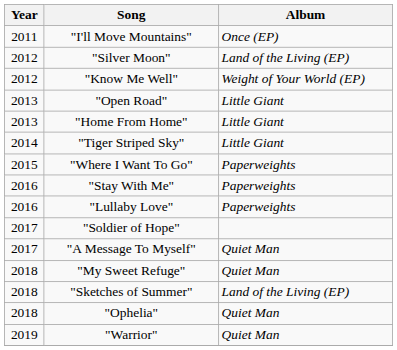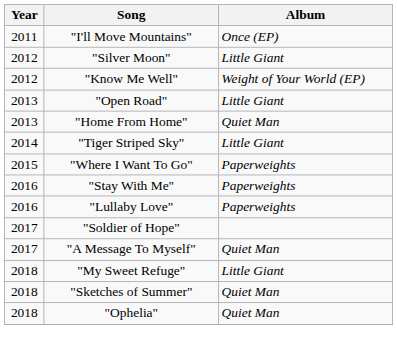(285, 57) Land of the Living (EP) -> (253, 57) Little Giant
(253, 121) Little Giant -> (250, 121) Quiet Man
(250, 270) Quiet Man -> (253, 270) Little Giant
(285, 292) Land of the Living (EP) -> (250, 292) Quiet Man
- row: (131, 334)
